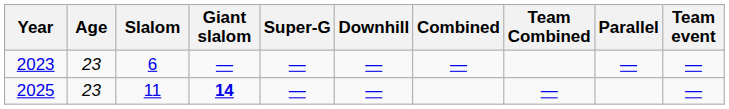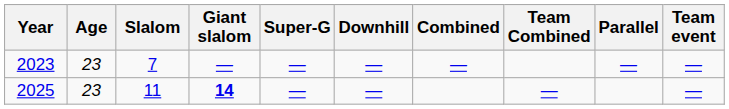(152, 63) 6 -> (152, 63) 7
